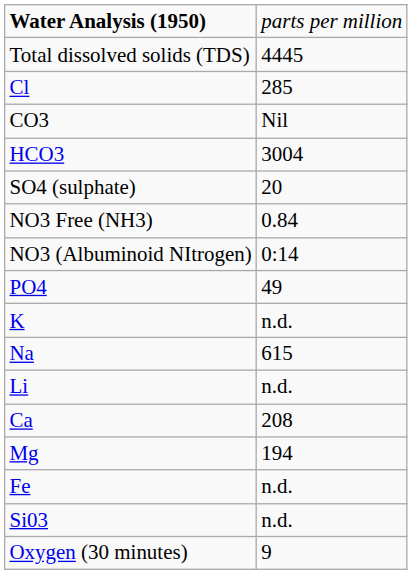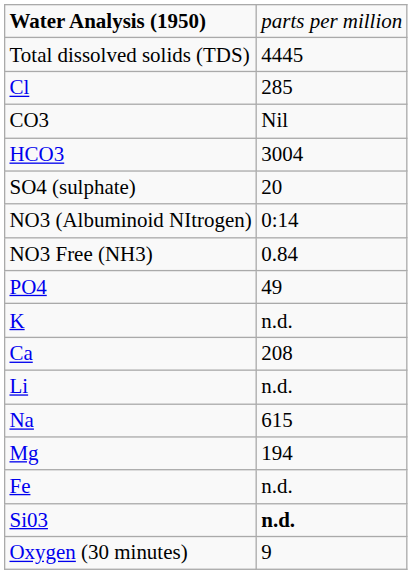rows swapped: (131, 253) <-> (81, 220)
rows swapped: (22, 353) <-> (21, 420)
(277, 519) normal -> (278, 519) bold
